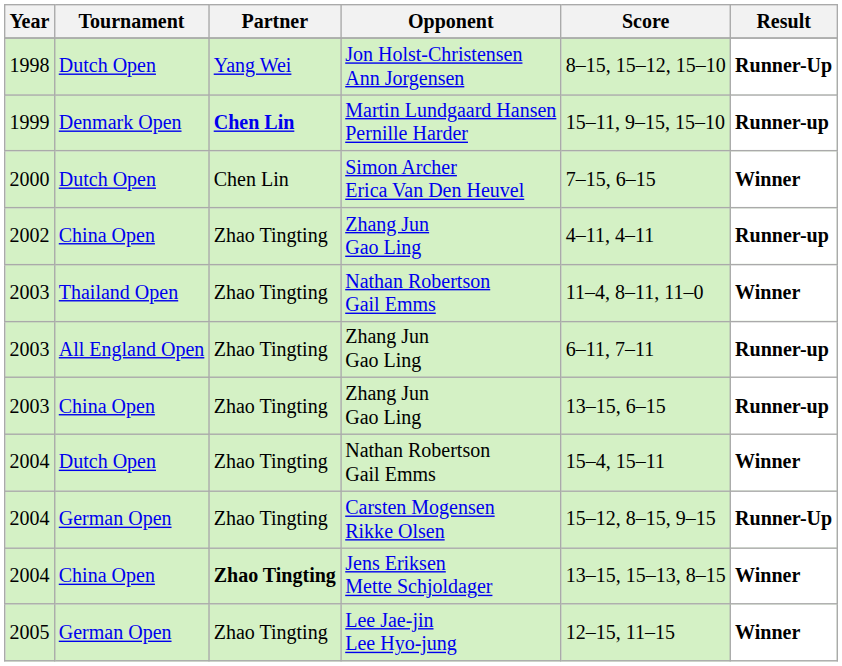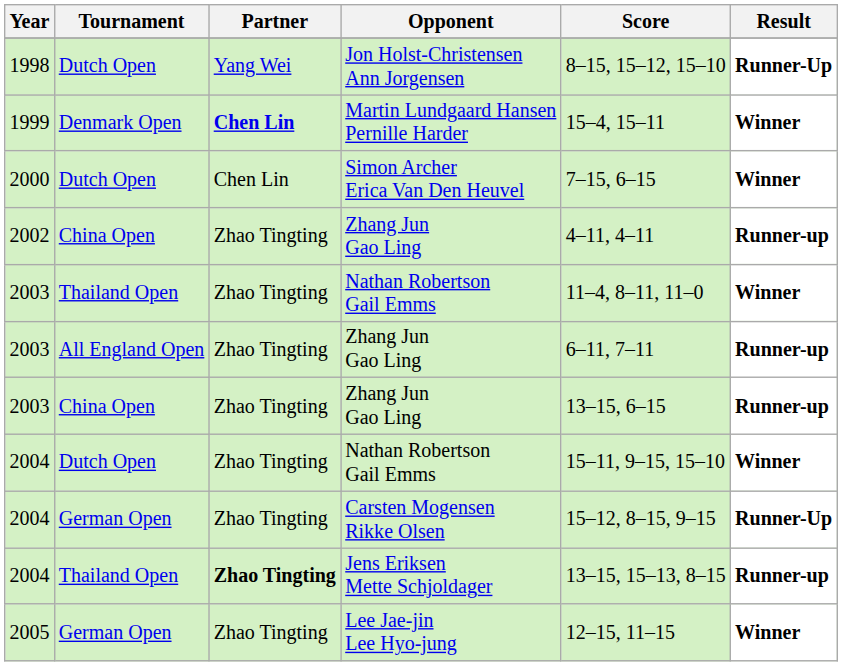(645, 122) 15–11, 9–15, 15–10 -> (615, 122) 15–4, 15–11
(782, 122) Runner-up -> (768, 122) Winner
(615, 462) 15–4, 15–11 -> (645, 462) 15–11, 9–15, 15–10
(107, 576) China Open -> (118, 576) Thailand Open
(768, 576) Winner -> (782, 576) Runner-up
